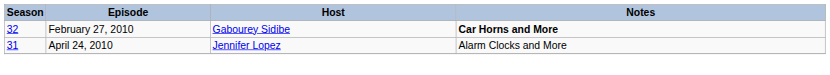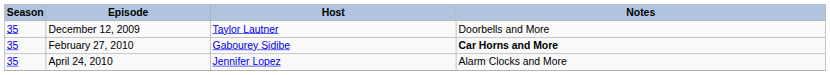+ row: (94, 29)
(13, 29) 32 -> (13, 45) 35
(13, 45) 31 -> (13, 62) 35
